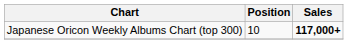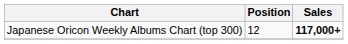(254, 30) 10 -> (254, 30) 12
